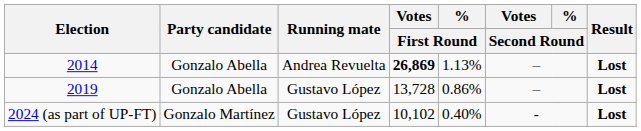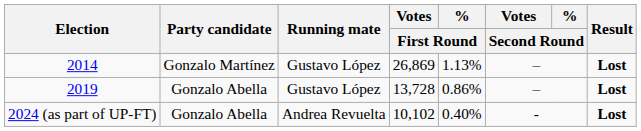(219, 65) Gonzalo Abella -> (219, 65) Gonzalo Martínez
(334, 65) Andrea Revuelta -> (334, 65) Gustavo López
(414, 65) bold -> (414, 65) normal
(219, 114) Gonzalo Martínez -> (219, 114) Gonzalo Abella
(334, 114) Gustavo López -> (334, 114) Andrea Revuelta
